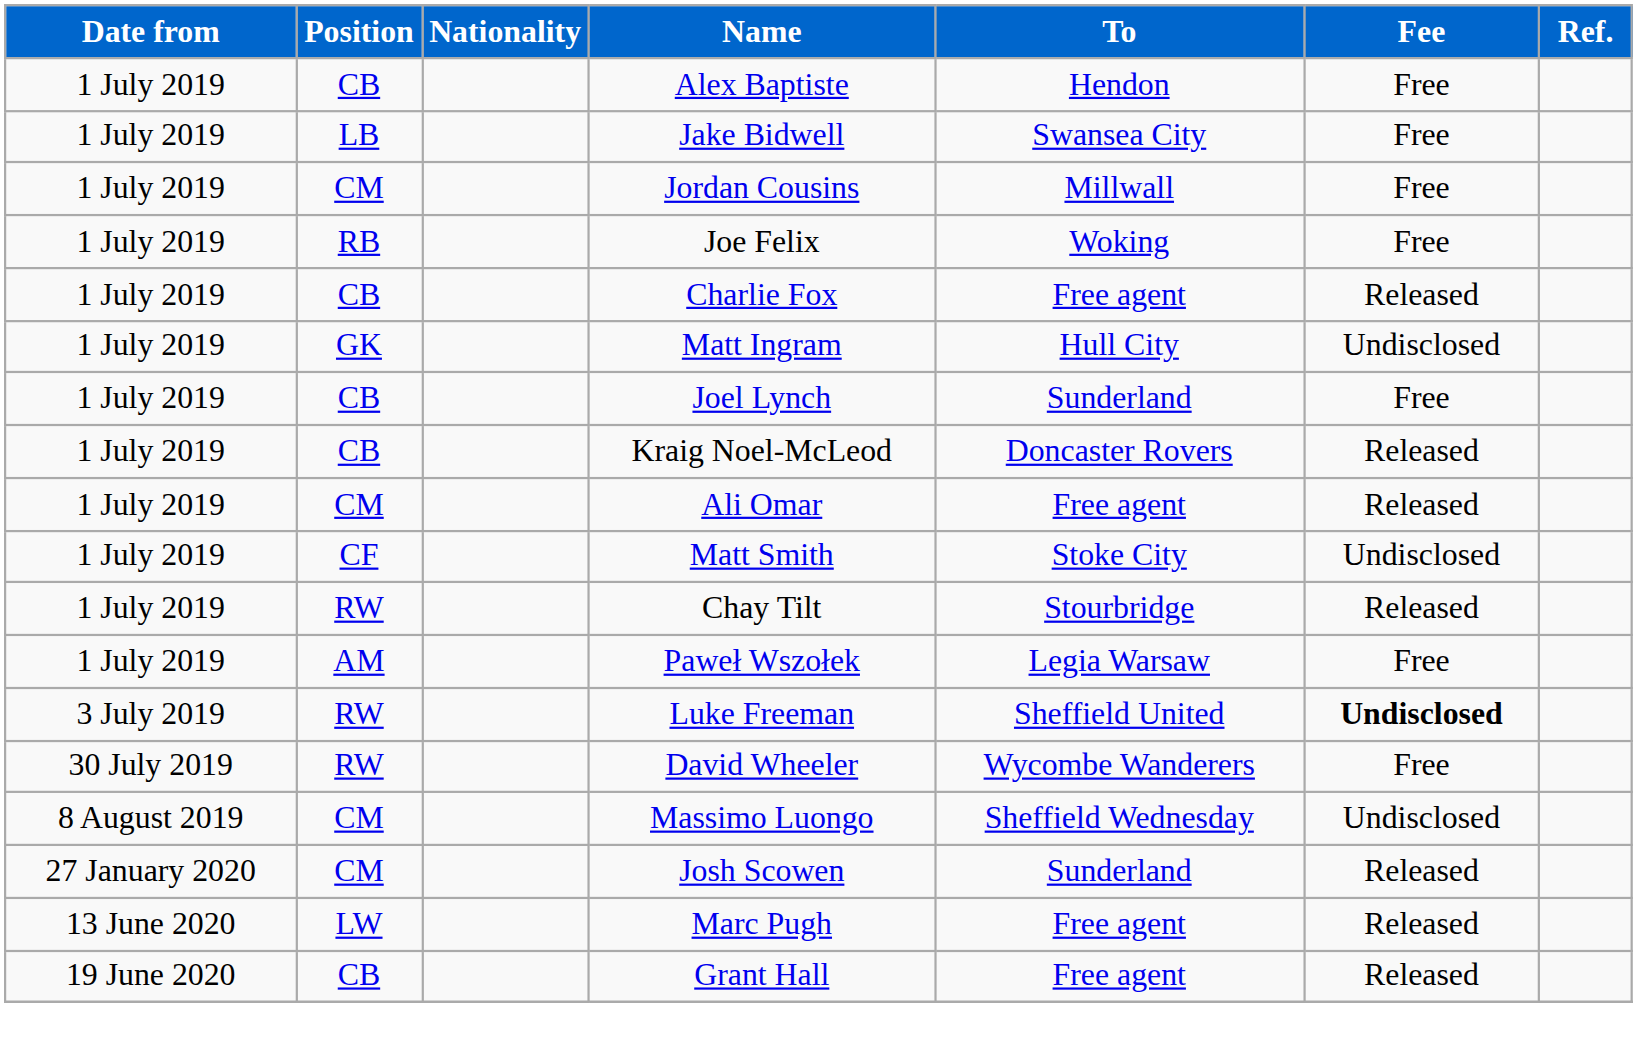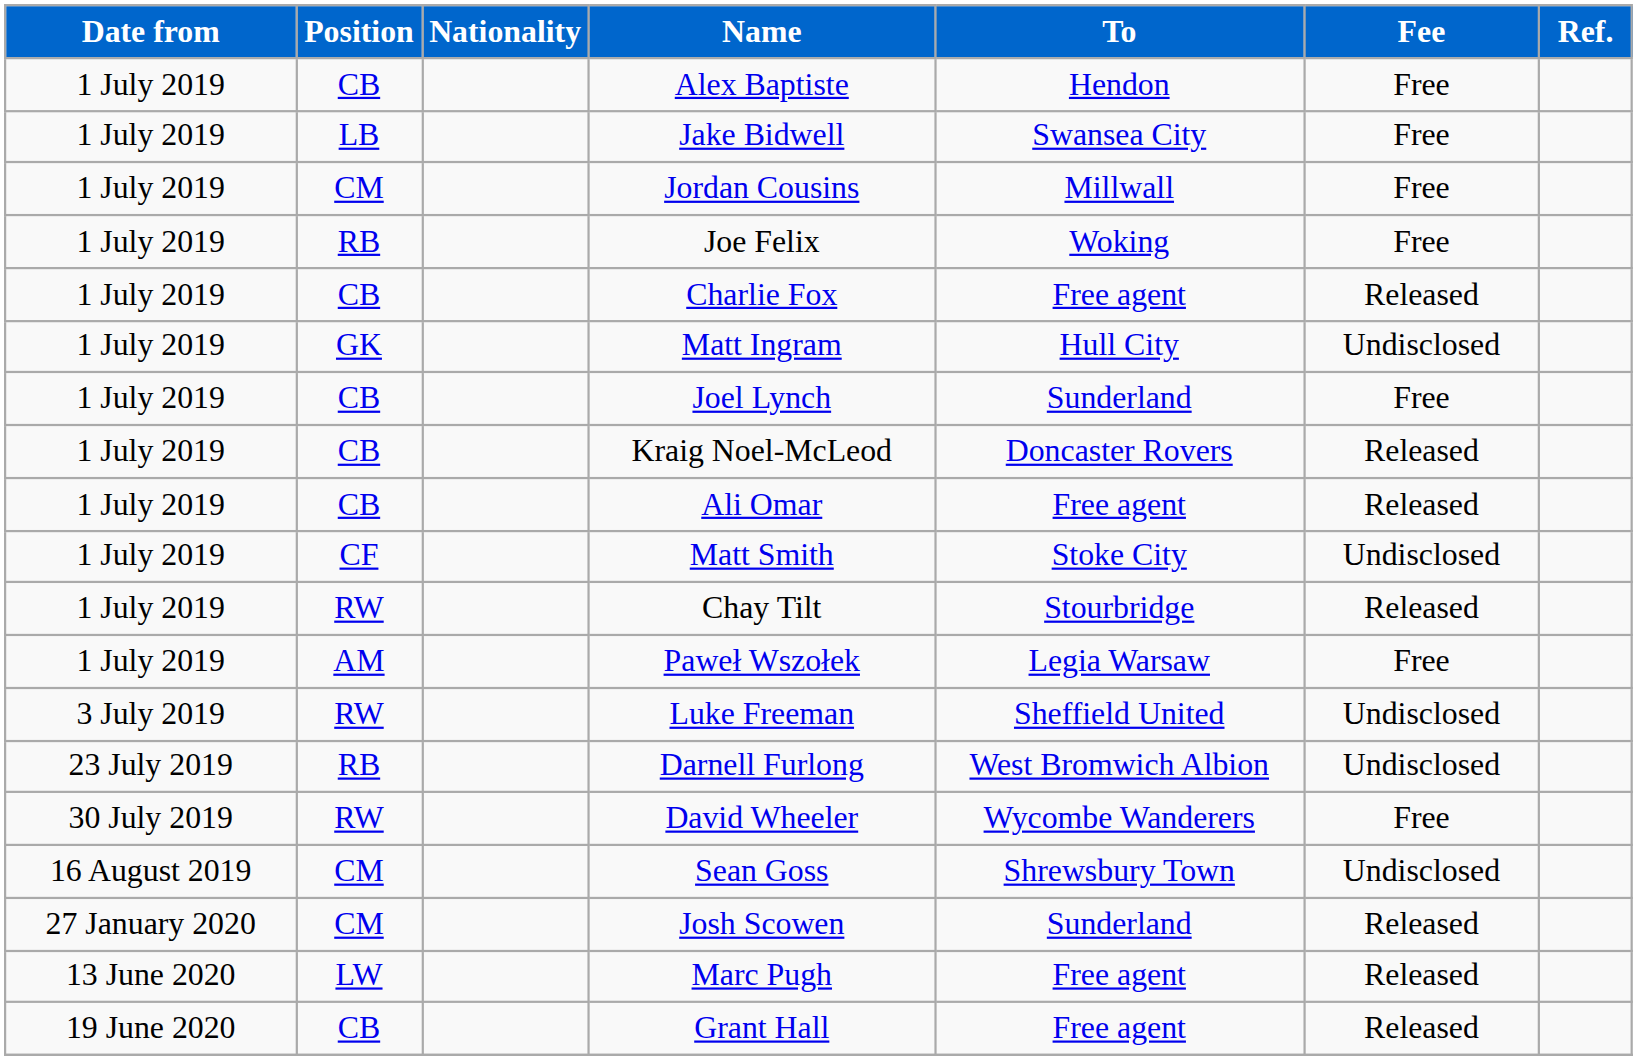(359, 503) CM -> (359, 503) CB
(1421, 713) bold -> (1421, 713) normal
+ row: (762, 765)
- row: (762, 818)
+ row: (762, 870)
